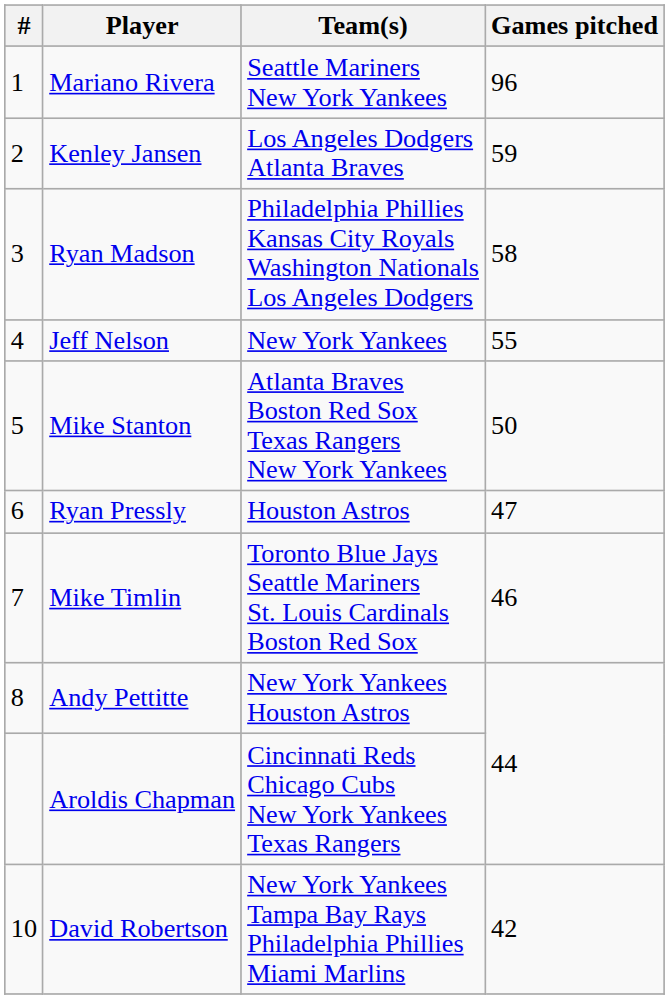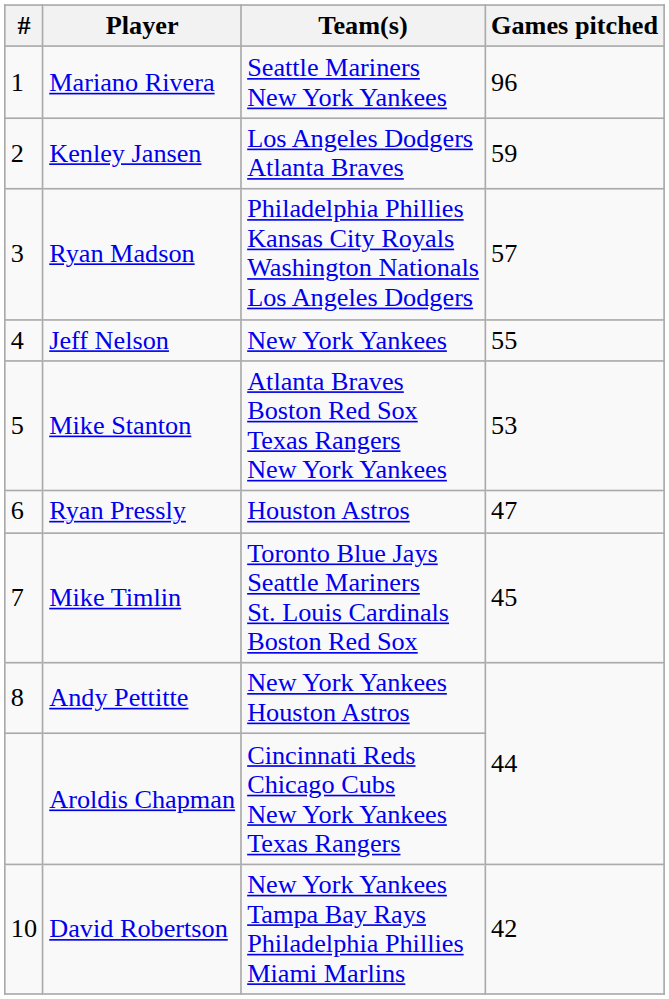(504, 253) 58 -> (504, 253) 57
(504, 425) 50 -> (504, 425) 53
(504, 597) 46 -> (504, 597) 45
